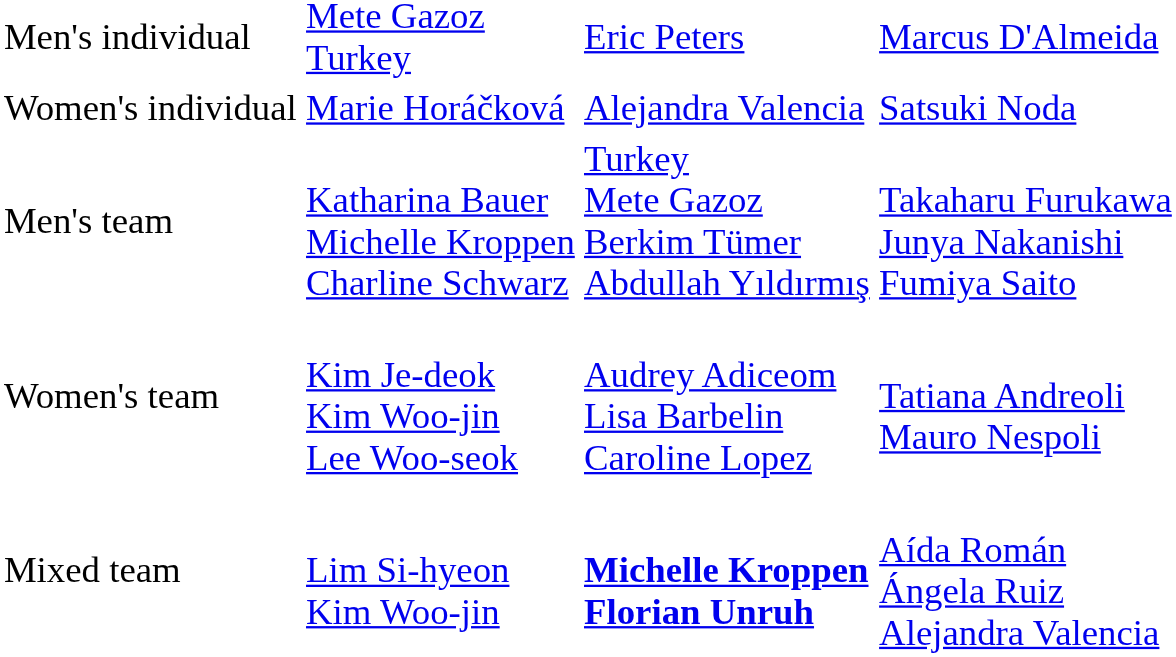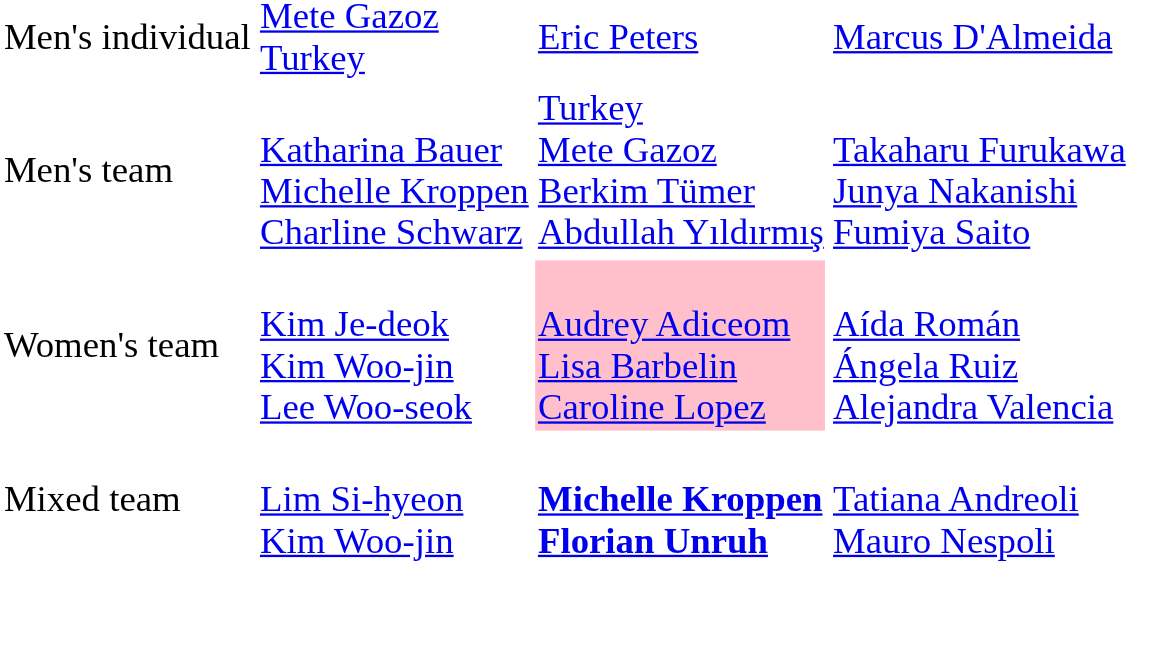- row: (150, 107)
(710, 416) no background -> (664, 365) pink background
(1002, 416) Tatiana Andreoli Mauro Nespoli -> (973, 365) Aída Román Ángela Ruiz Alejandra Valencia
(1019, 590) Aída Román Ángela Ruiz Alejandra Valencia -> (956, 519) Tatiana Andreoli Mauro Nespoli
